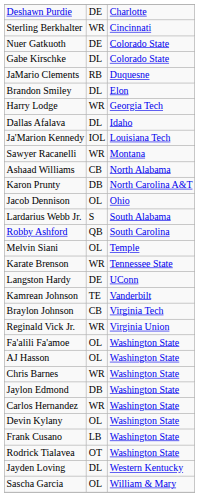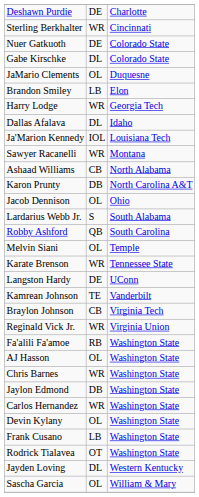(95, 75) RB -> (95, 75) OL
(95, 91) DL -> (95, 91) LB
(95, 342) OL -> (95, 342) RB
